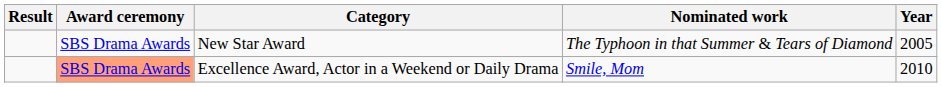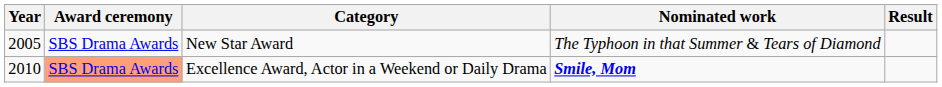columns swapped: (916, 17) <-> (30, 17)
(605, 69) normal -> (595, 69) bold
